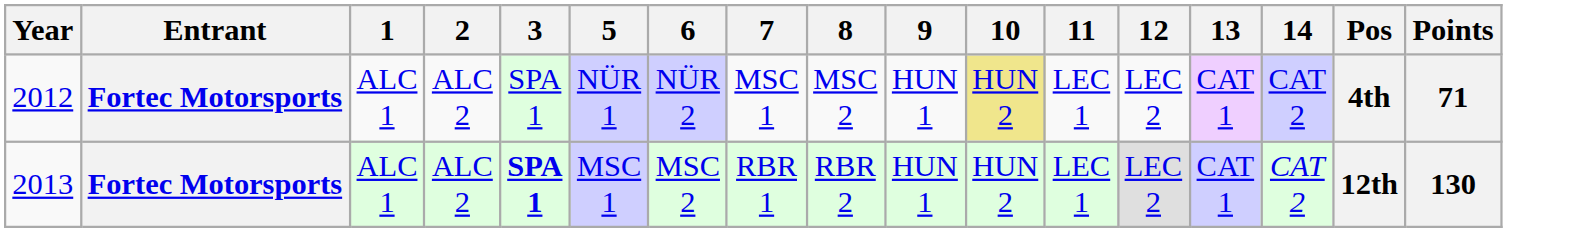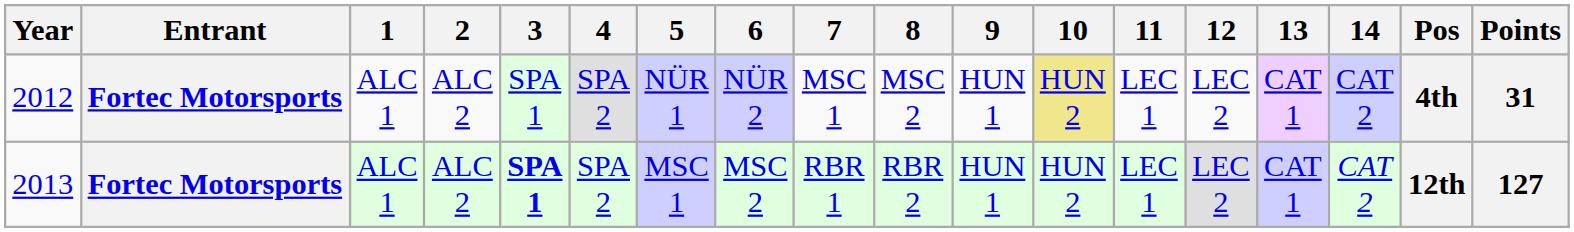+ column: (603, 29)
(1453, 97) 71 -> (1521, 97) 31
(1453, 183) 130 -> (1521, 183) 127
